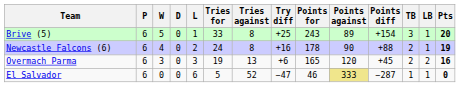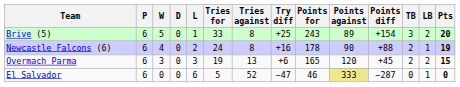(428, 34) 1 -> (428, 34) 2
(445, 61) 16 -> (445, 61) 15
(411, 75) 1 -> (411, 75) 0
